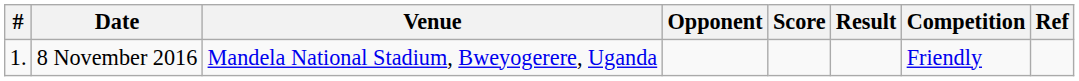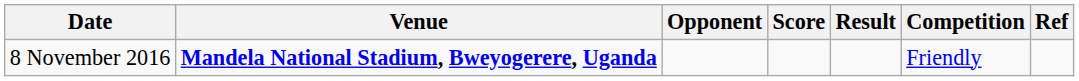- column: (18, 22)
(432, 57) normal -> (419, 57) bold
